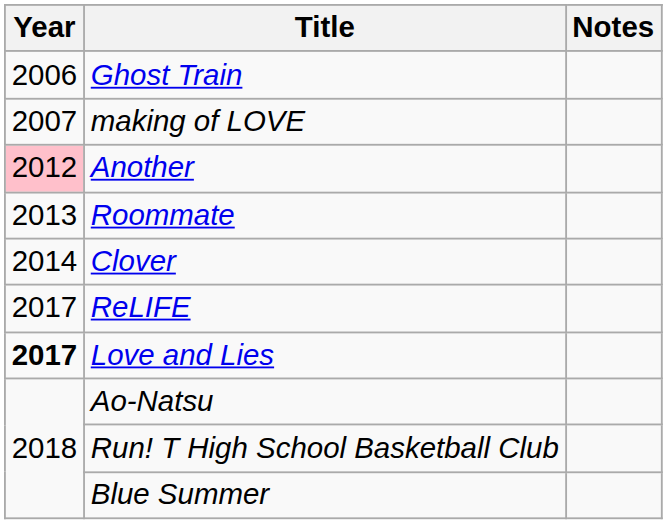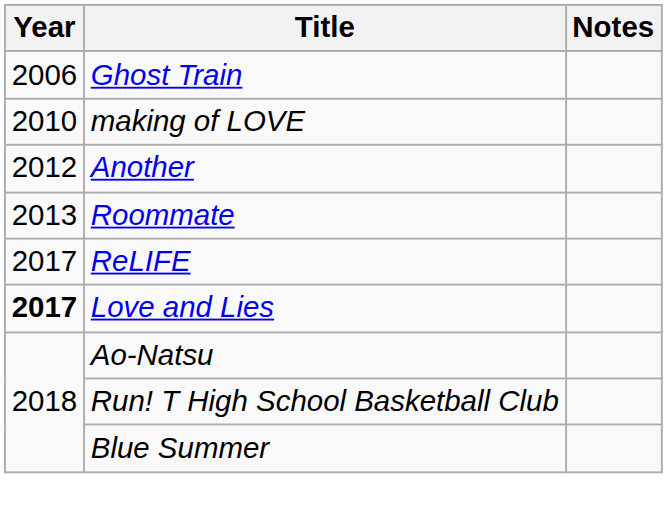(44, 121) 2007 -> (44, 121) 2010
(44, 167) pink background -> (44, 167) no background
- row: (133, 261)
